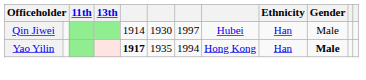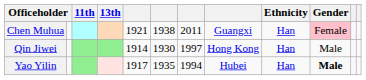+ row: (36, 30)
(230, 30) Hubei -> (233, 48) Hong Kong
(134, 48) bold -> (137, 65) normal
(230, 48) Hong Kong -> (233, 65) Hubei
